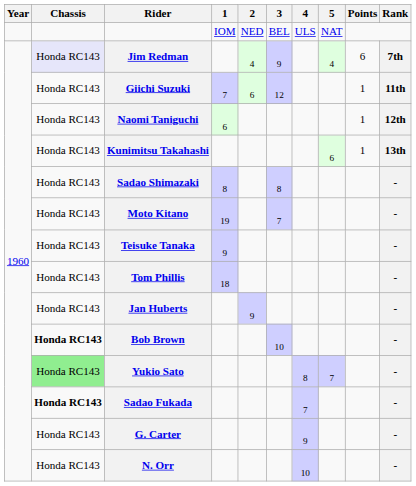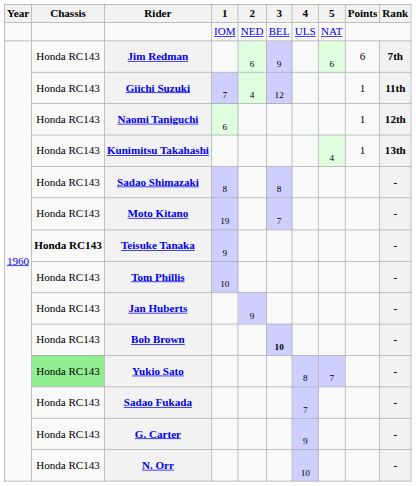(68, 56) lavender background -> (68, 56) no background
(252, 64) 4 -> (252, 64) 6
(332, 64) 4 -> (332, 64) 6
(252, 96) 6 -> (252, 96) 4
(332, 158) 6 -> (332, 158) 4
(68, 245) normal -> (68, 245) bold
(225, 284) 18 -> (225, 284) 10
(68, 339) bold -> (68, 339) normal
(279, 347) normal -> (279, 346) bold
(68, 402) bold -> (68, 402) normal
